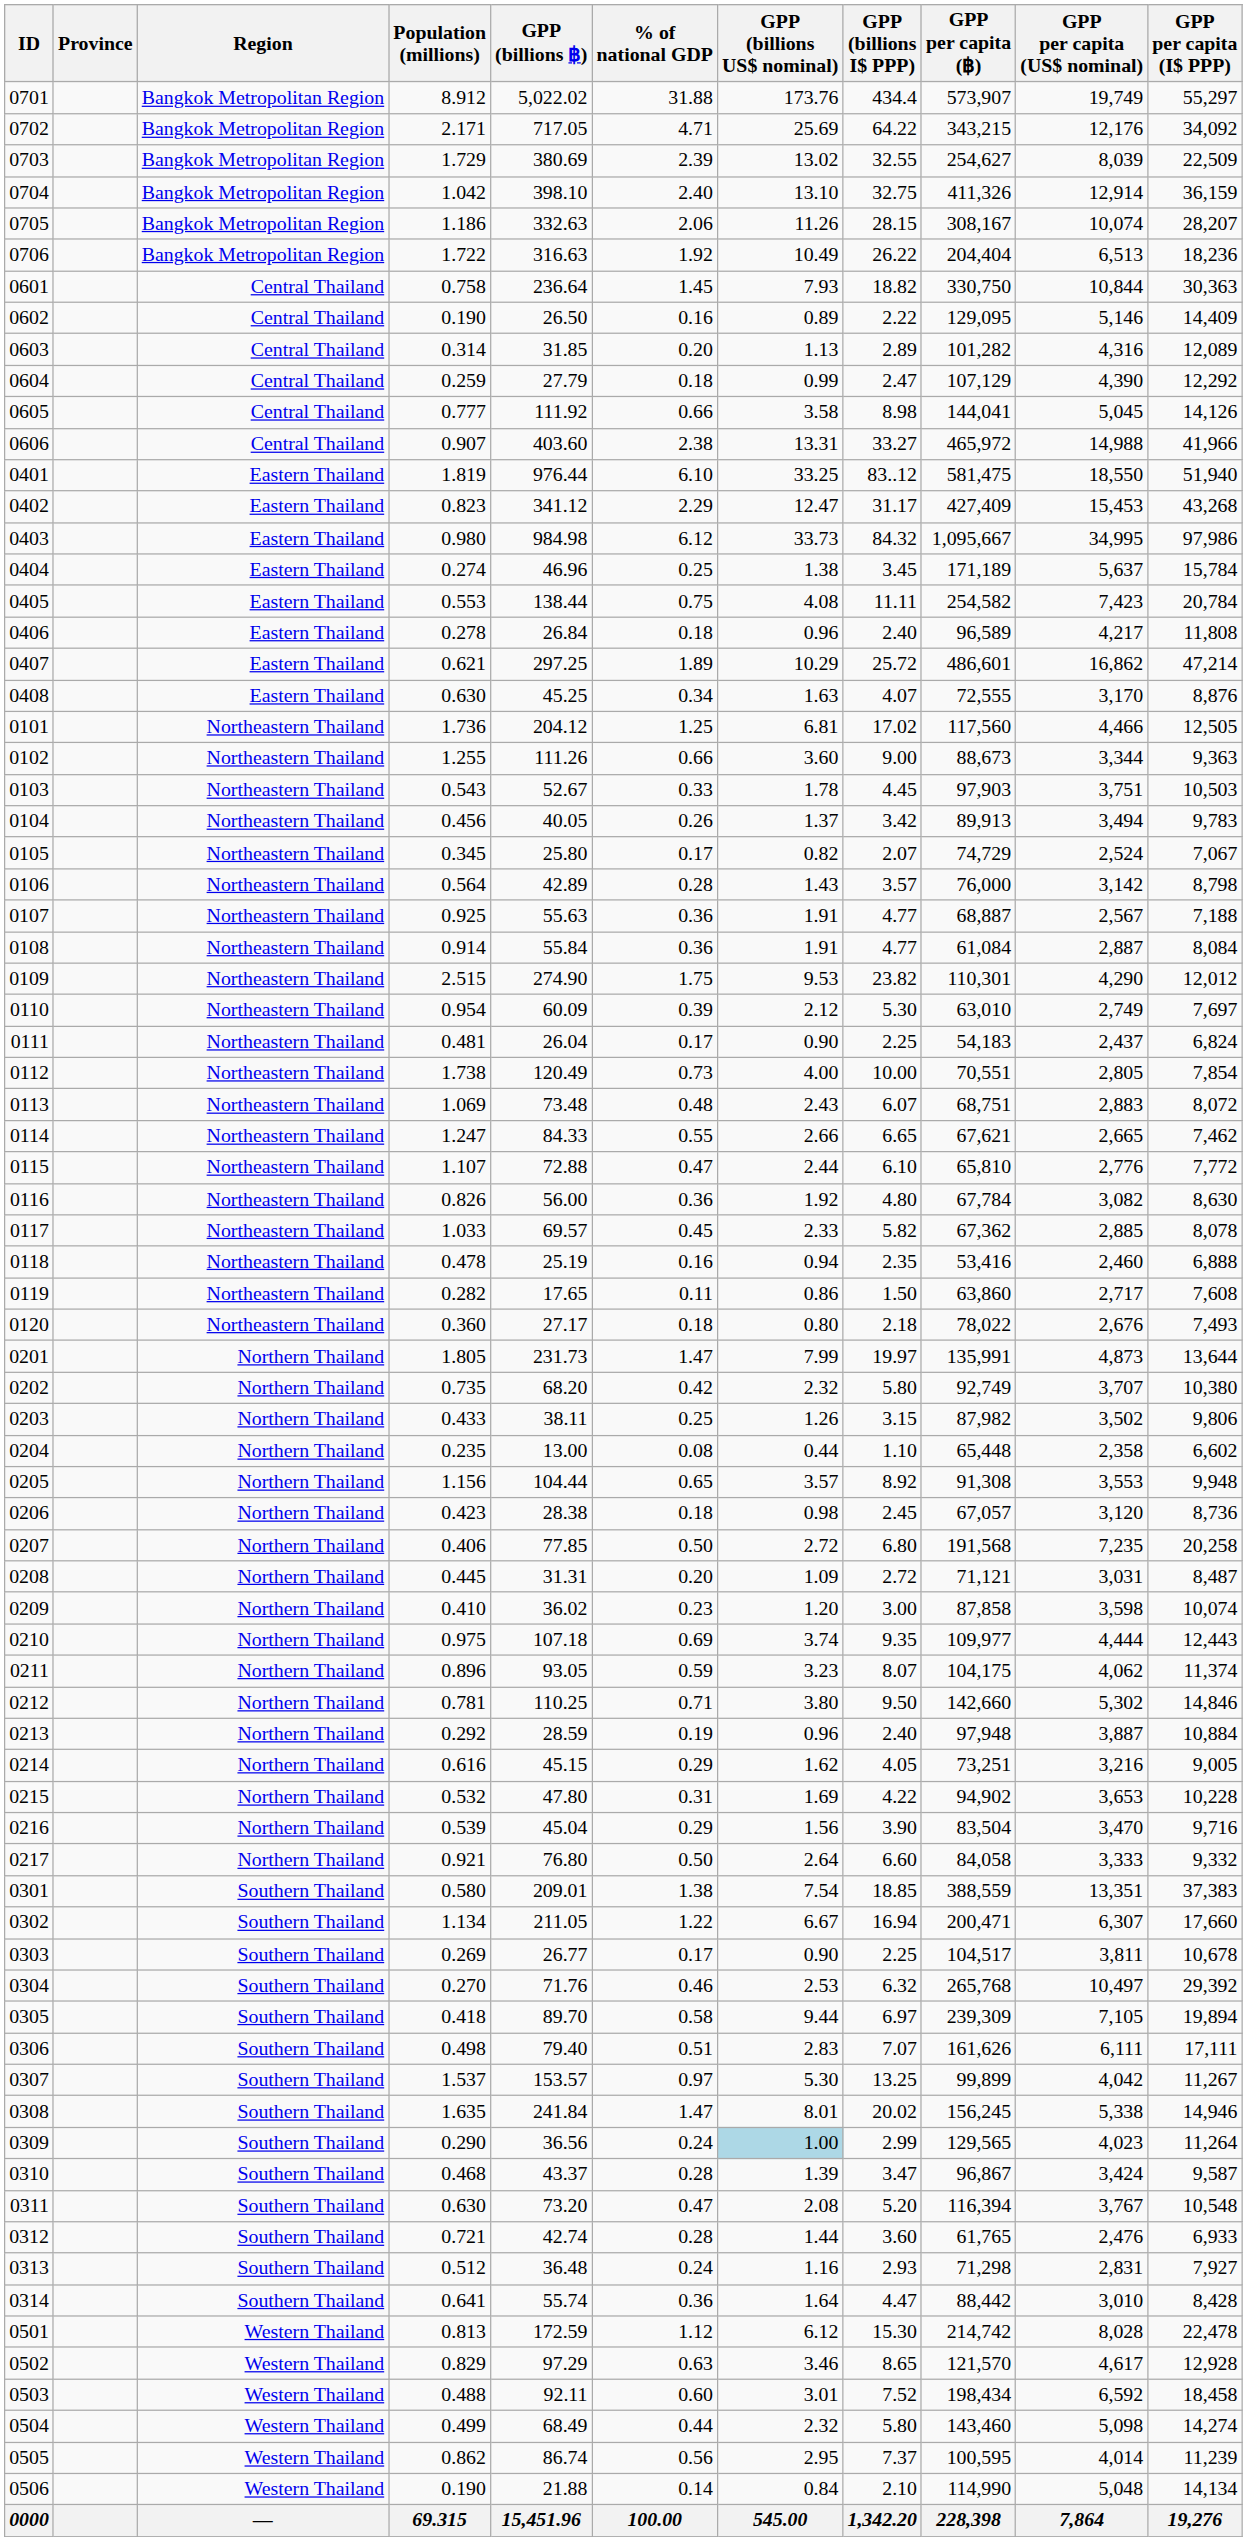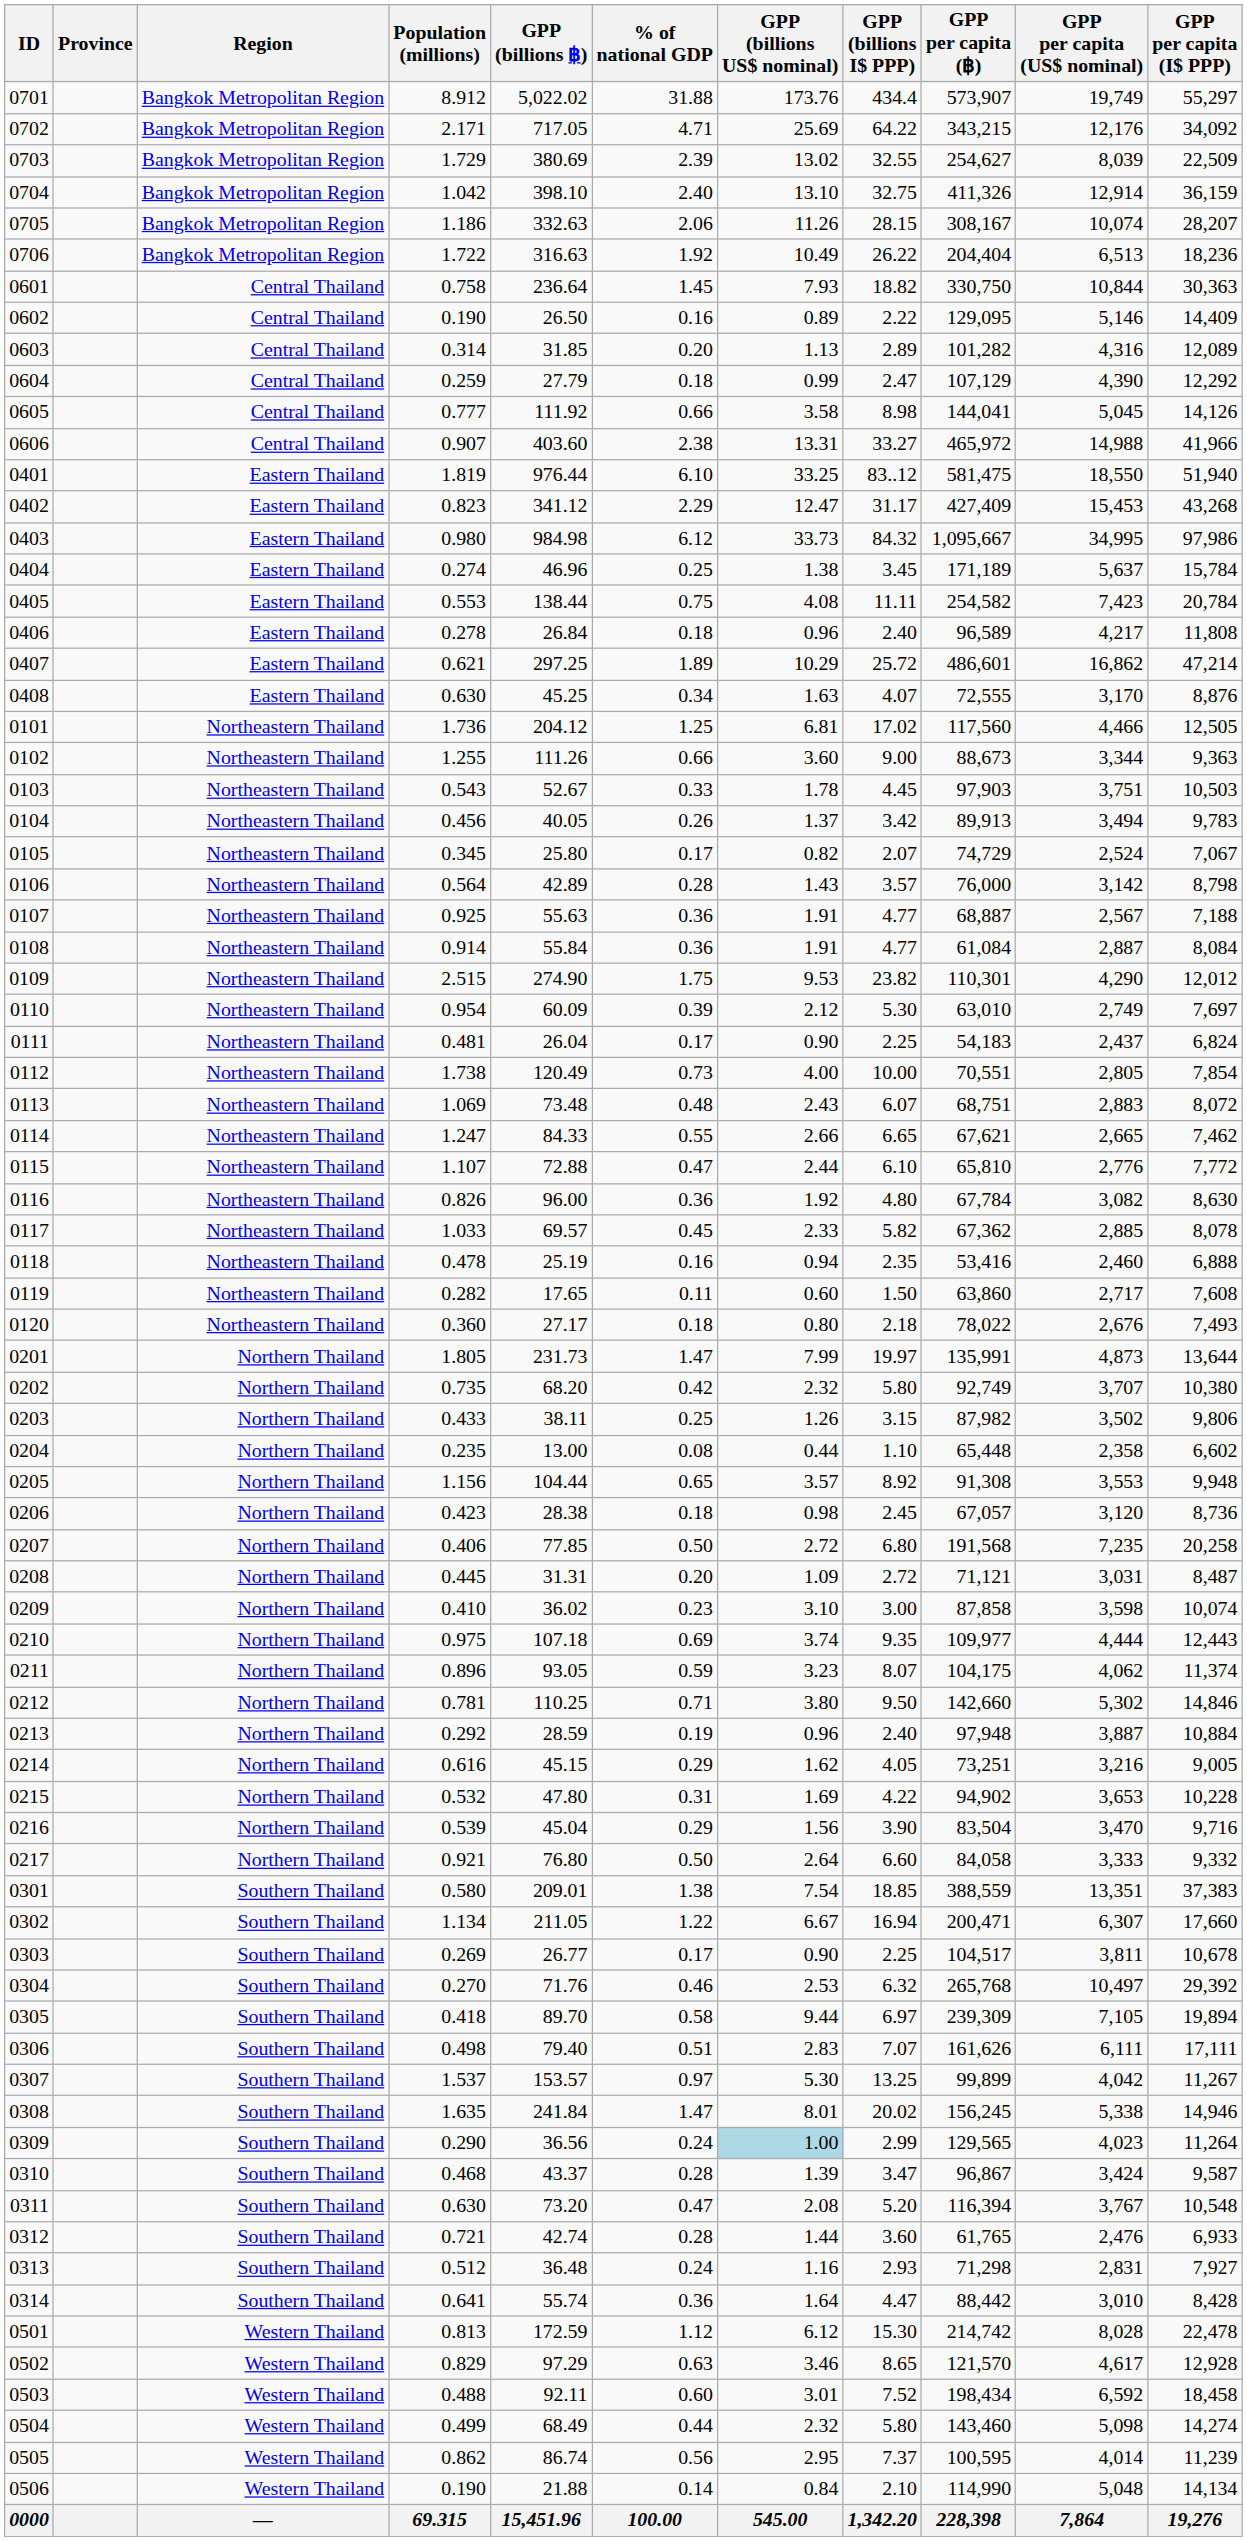(565, 1198) 56.00 -> (565, 1198) 96.00
(821, 1293) 0.86 -> (821, 1293) 0.60
(821, 1607) 1.20 -> (821, 1607) 3.10
